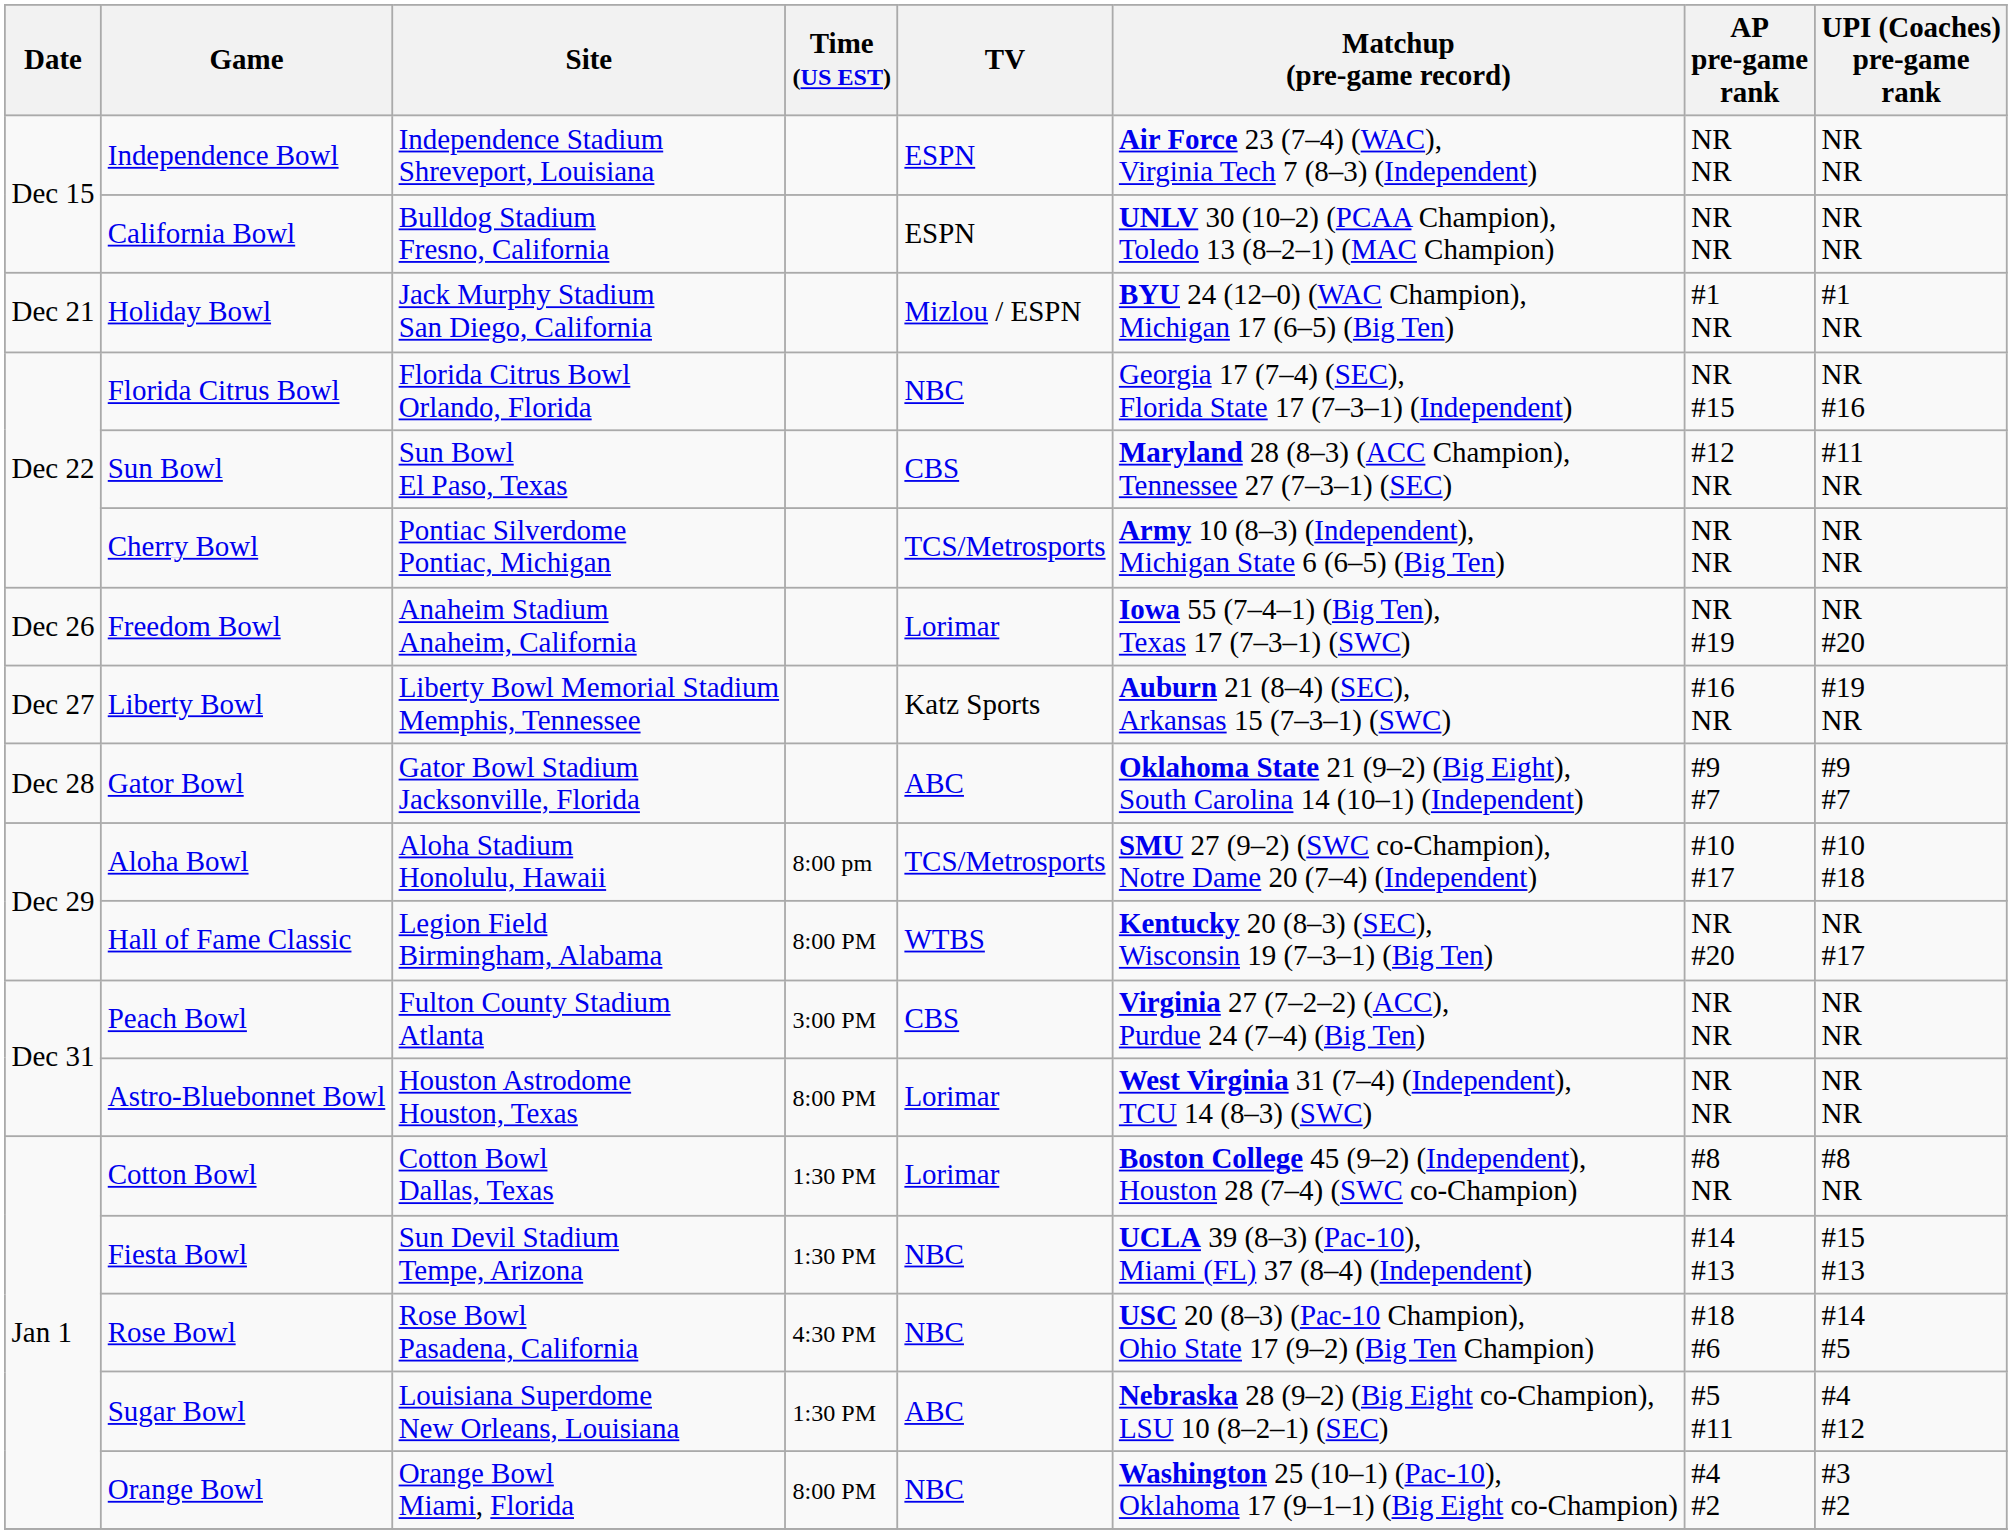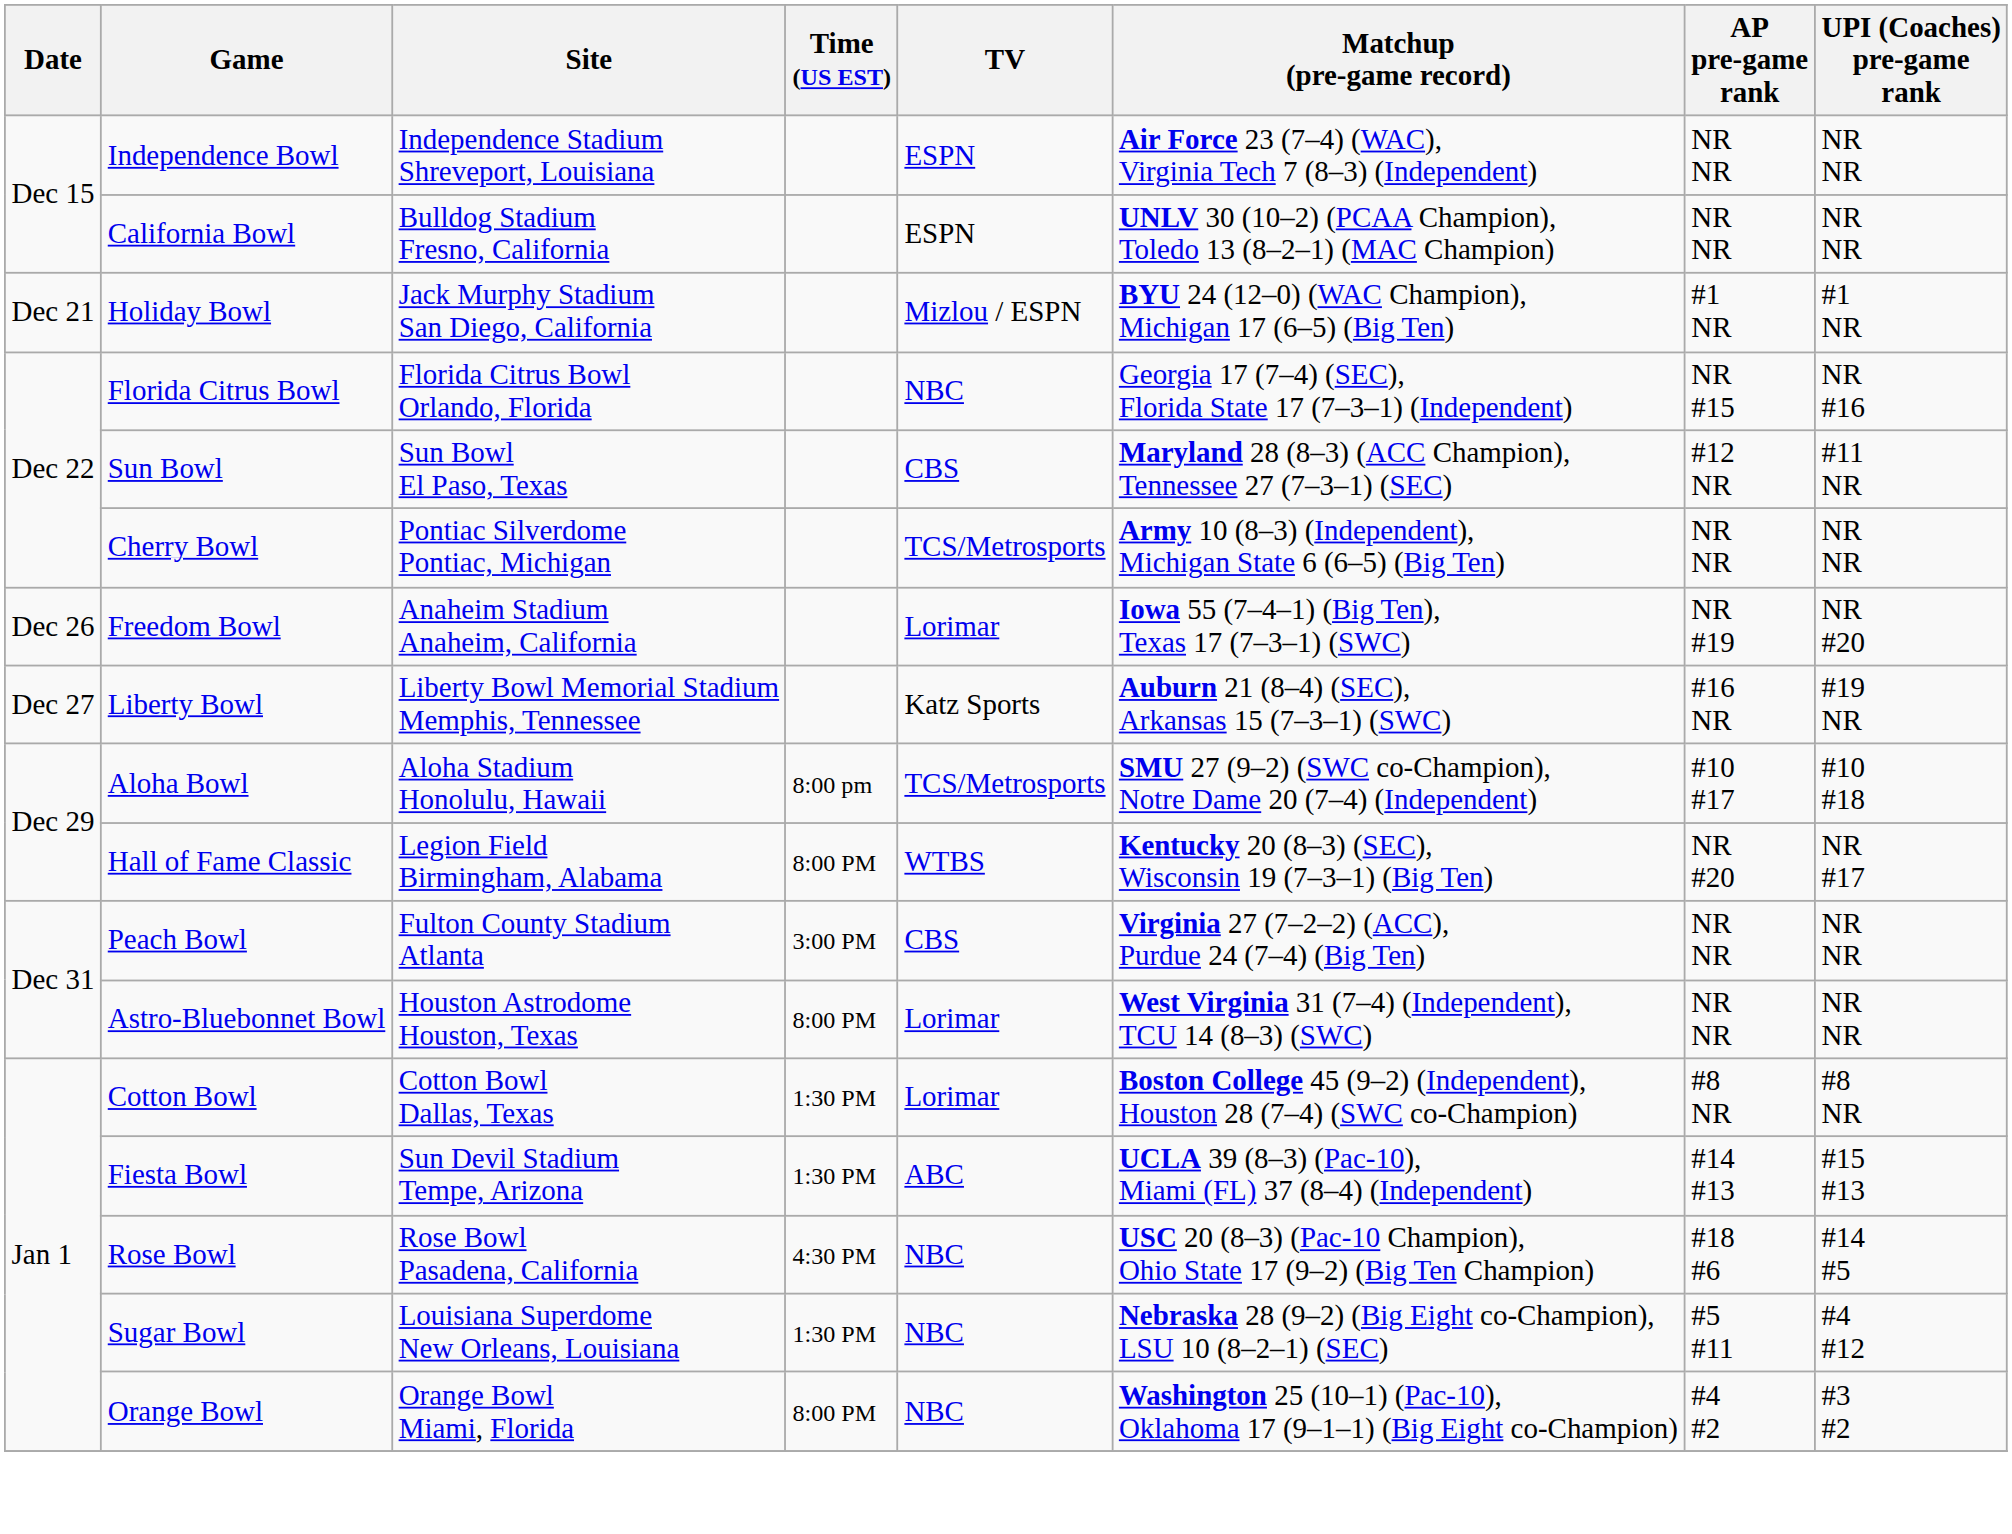- row: (176, 782)
(934, 1253) NBC -> (934, 1175) ABC
(934, 1410) ABC -> (934, 1332) NBC
